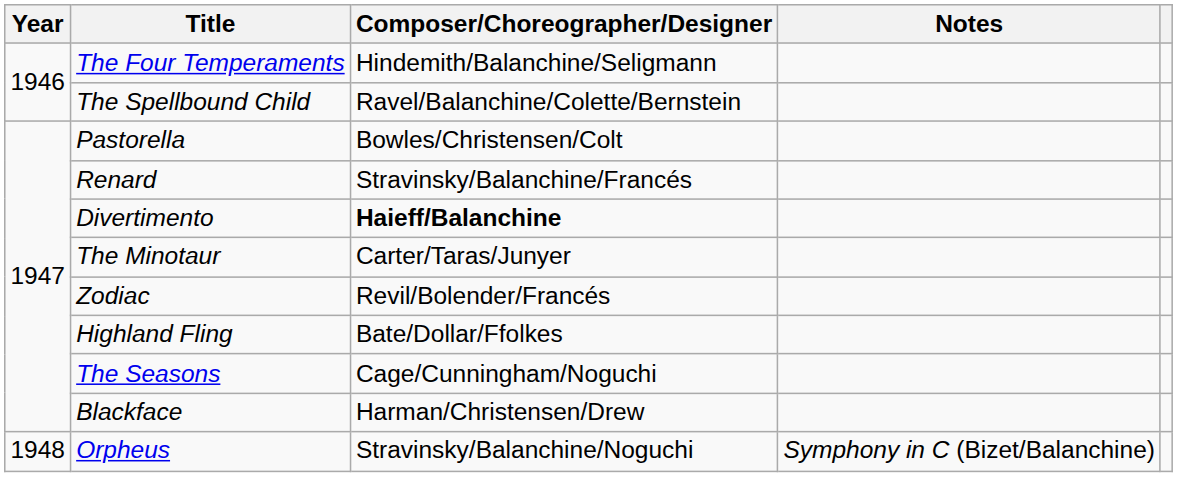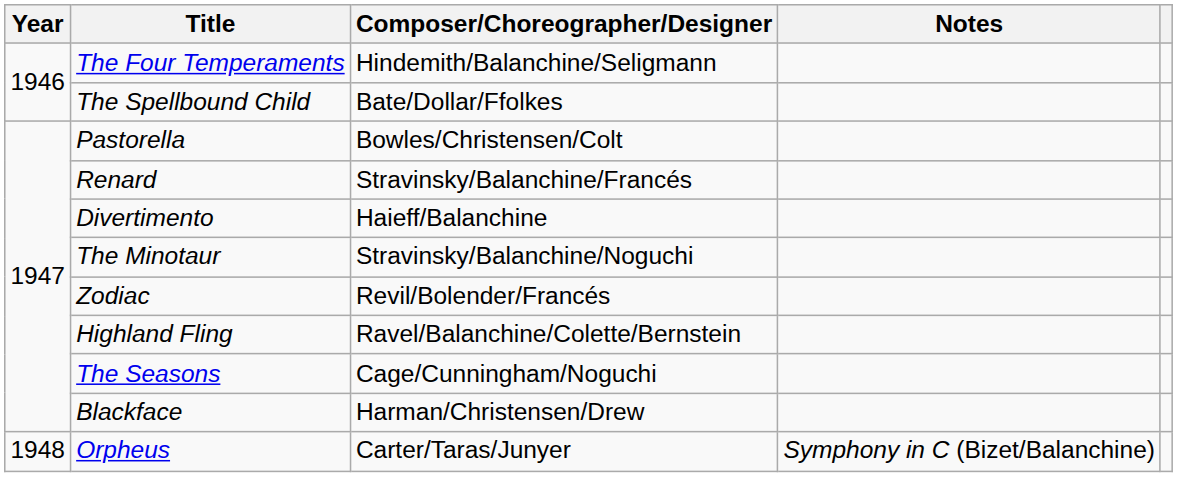(548, 101) Ravel/Balanchine/Colette/Bernstein -> (459, 101) Bate/Dollar/Ffolkes
(459, 218) bold -> (452, 218) normal
(463, 256) Carter/Taras/Junyer -> (525, 256) Stravinsky/Balanchine/Noguchi
(459, 334) Bate/Dollar/Ffolkes -> (548, 334) Ravel/Balanchine/Colette/Bernstein
(525, 450) Stravinsky/Balanchine/Noguchi -> (463, 450) Carter/Taras/Junyer
